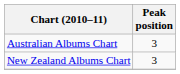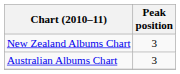rows swapped: (62, 43) <-> (69, 60)
